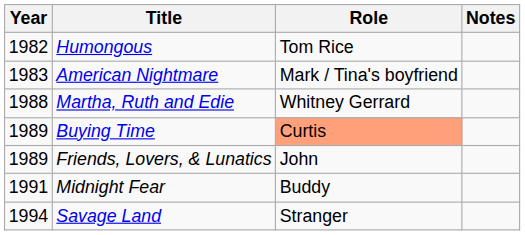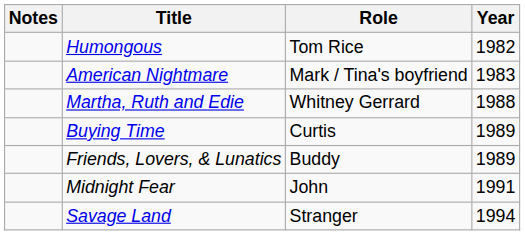columns swapped: (28, 18) <-> (491, 18)
(303, 131) lightsalmon background -> (313, 131) no background
(299, 159) John -> (315, 159) Buddy
(305, 187) Buddy -> (309, 187) John
